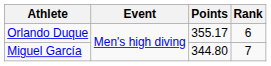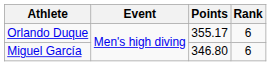(210, 52) 344.80 -> (210, 52) 346.80
(248, 52) 7 -> (248, 52) 6
